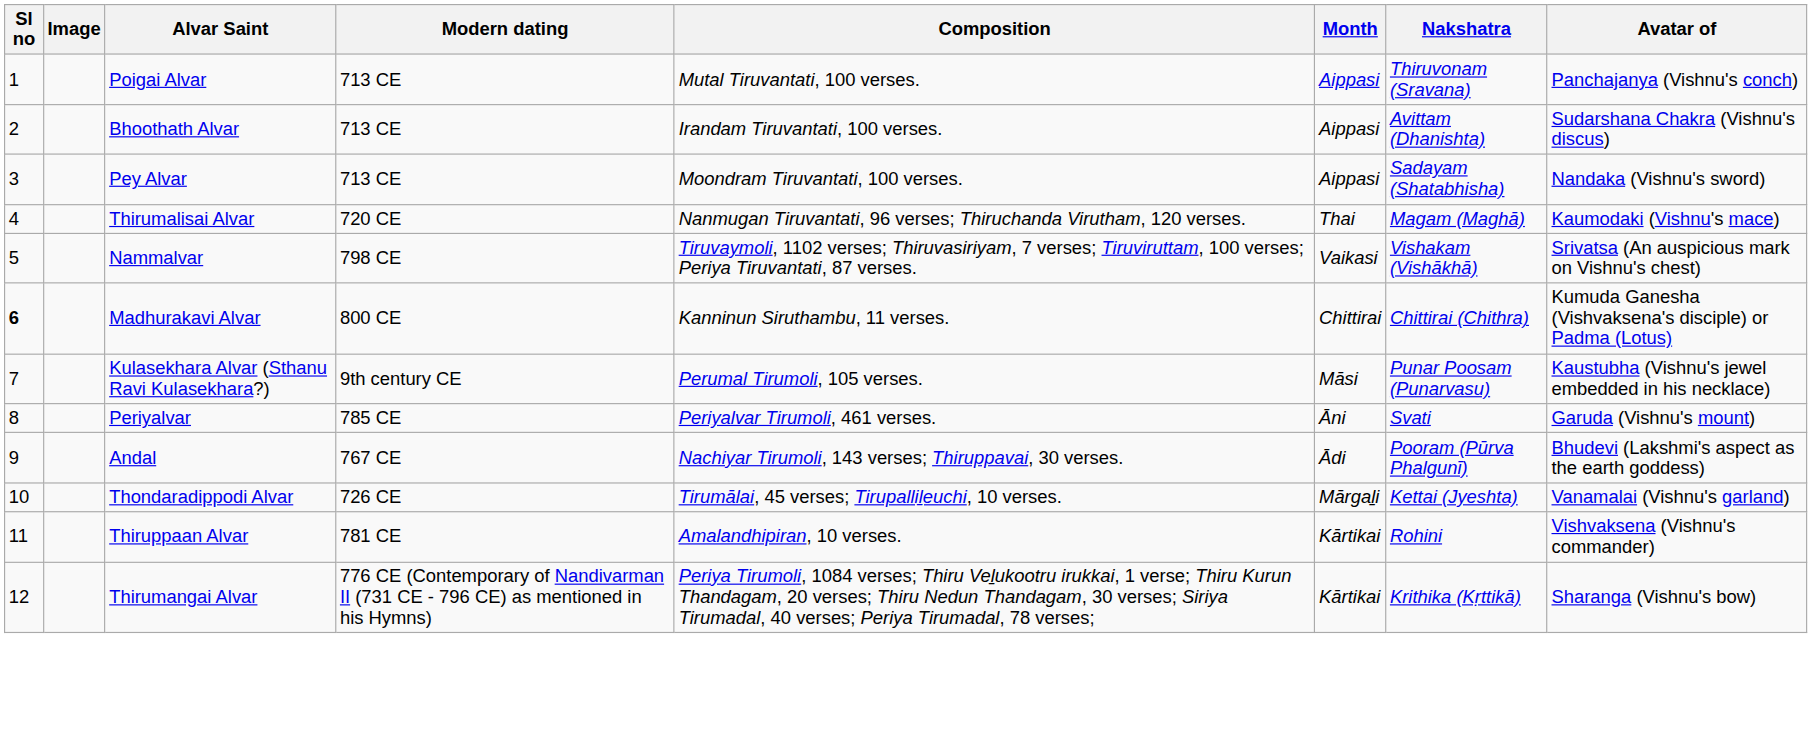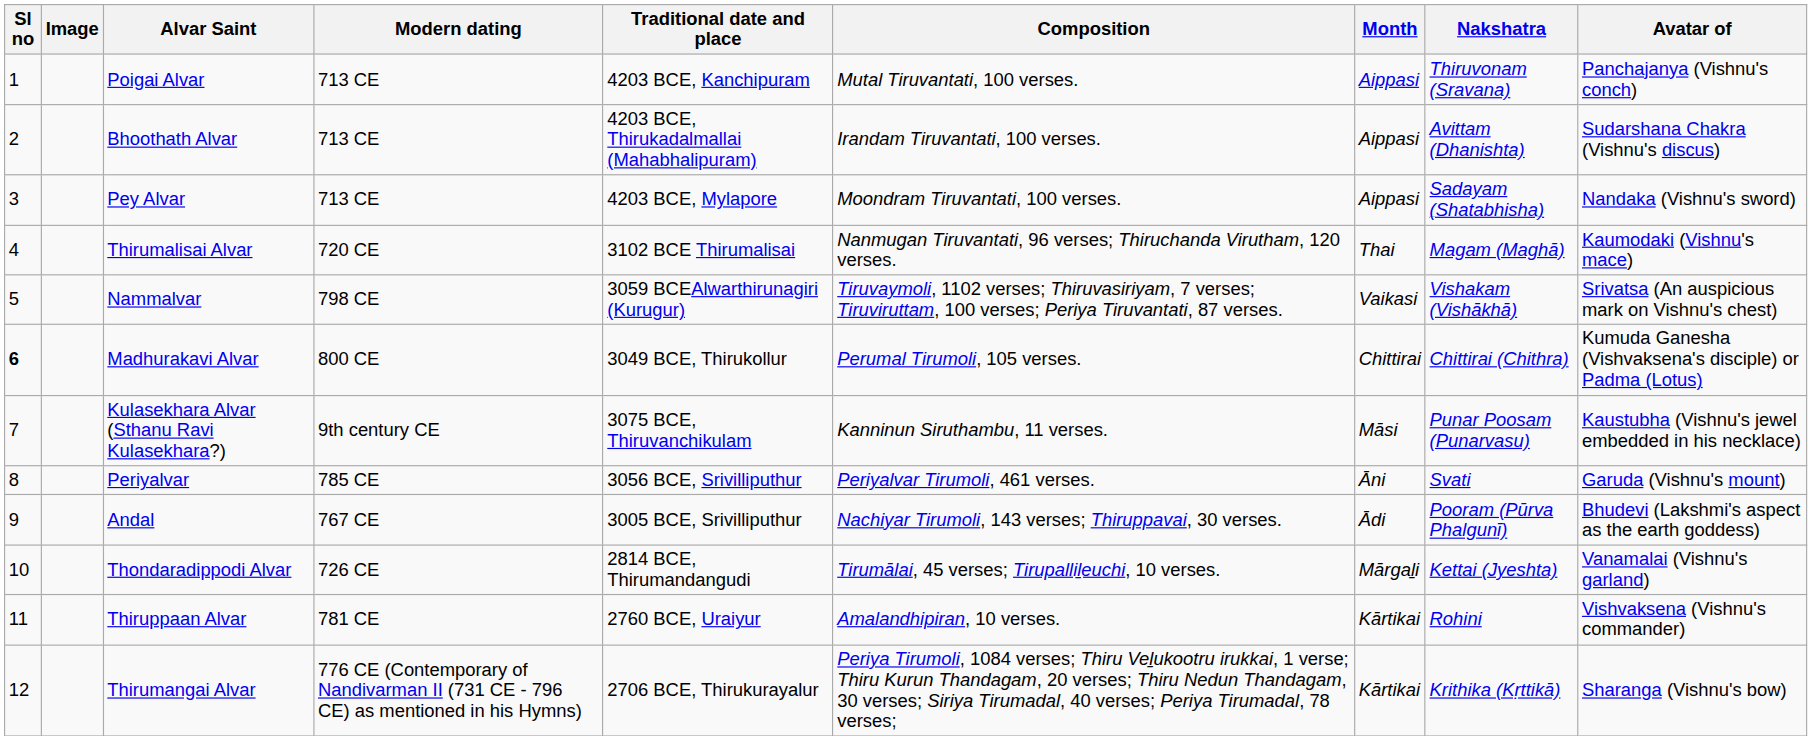+ column: (718, 29)
(814, 318) Kanninun Siruthambu, 11 verses. -> (959, 359) Perumal Tirumoli, 105 verses.
(801, 378) Perumal Tirumoli, 105 verses. -> (973, 430) Kanninun Siruthambu, 11 verses.
